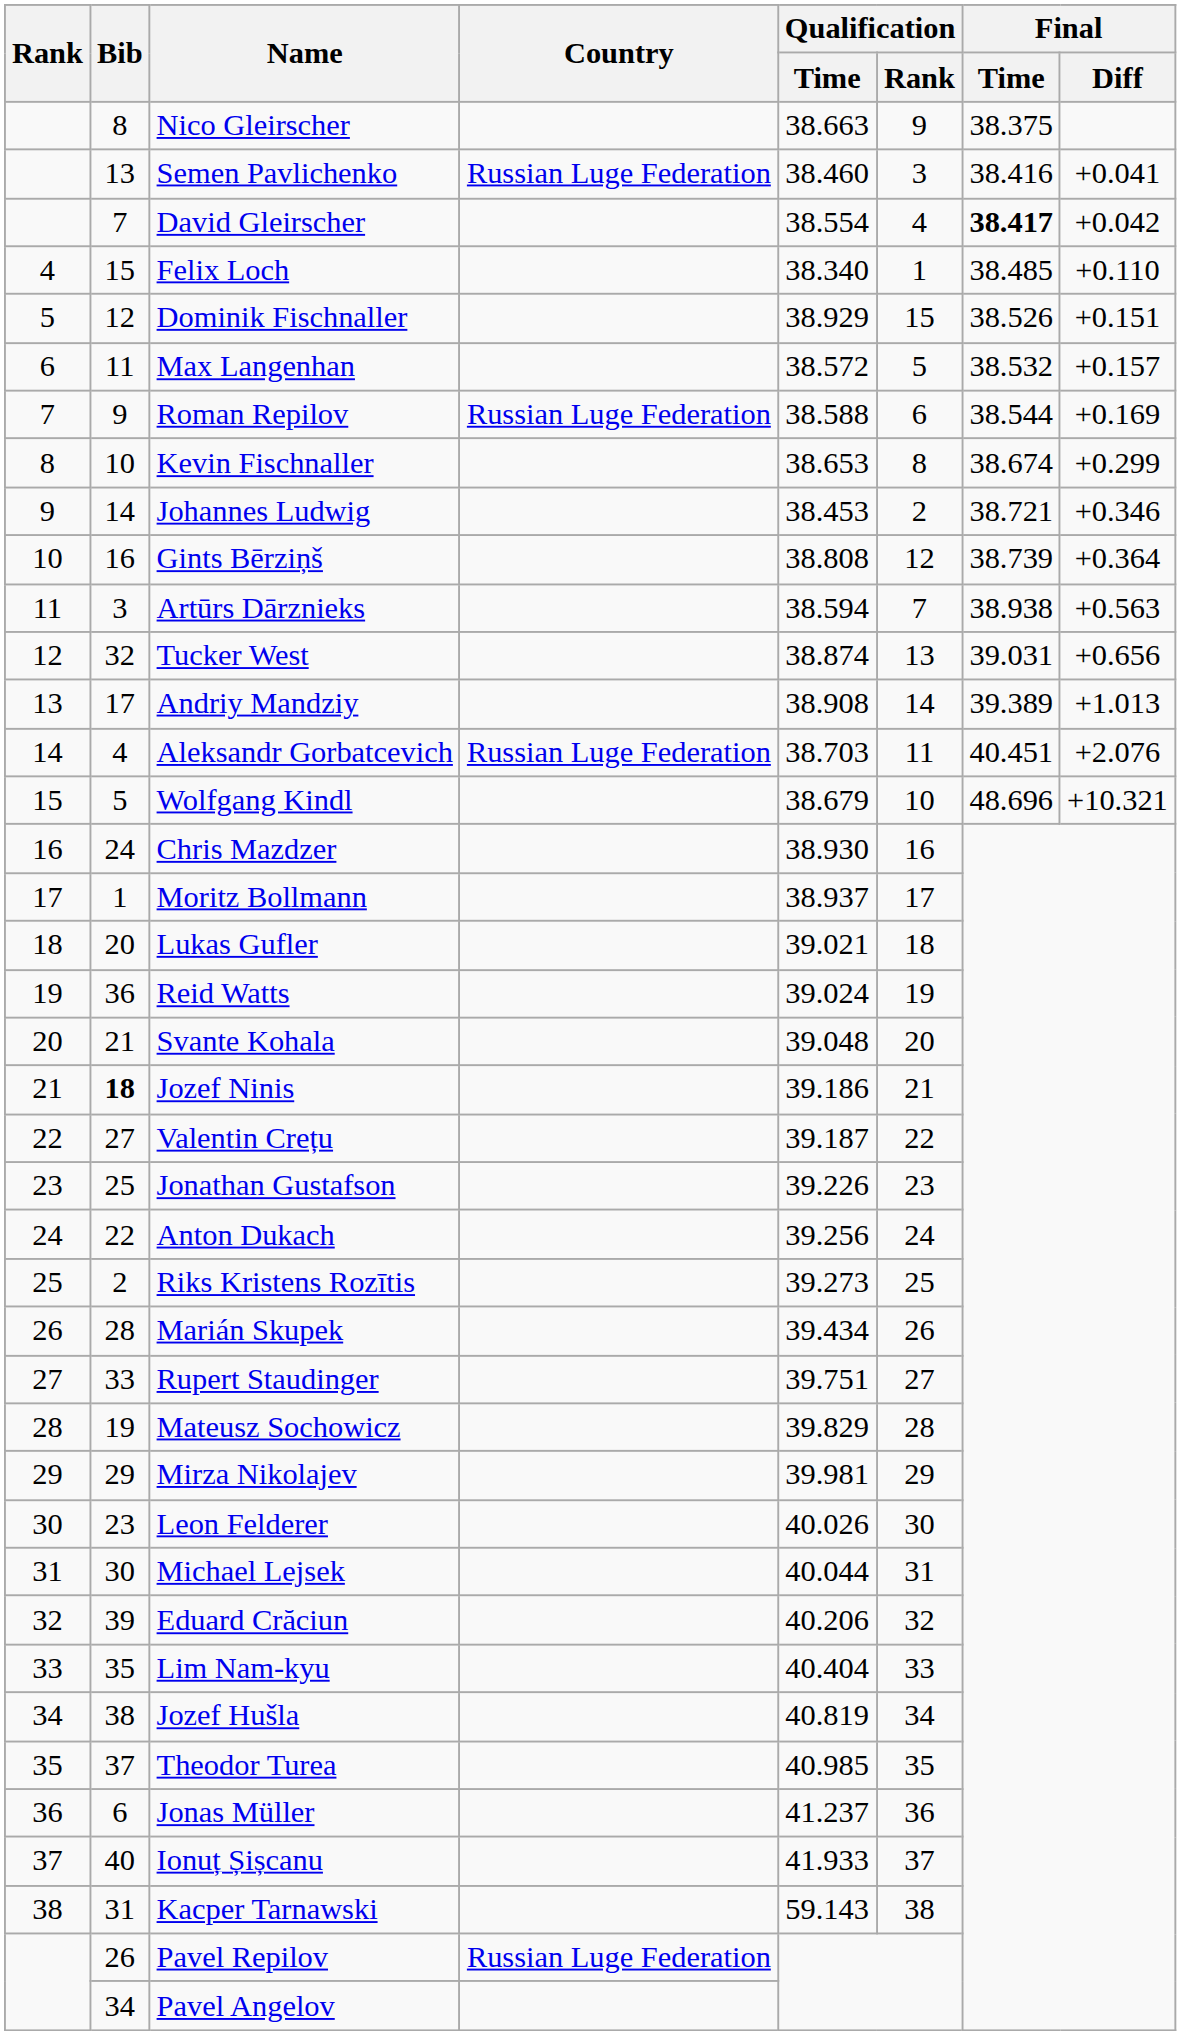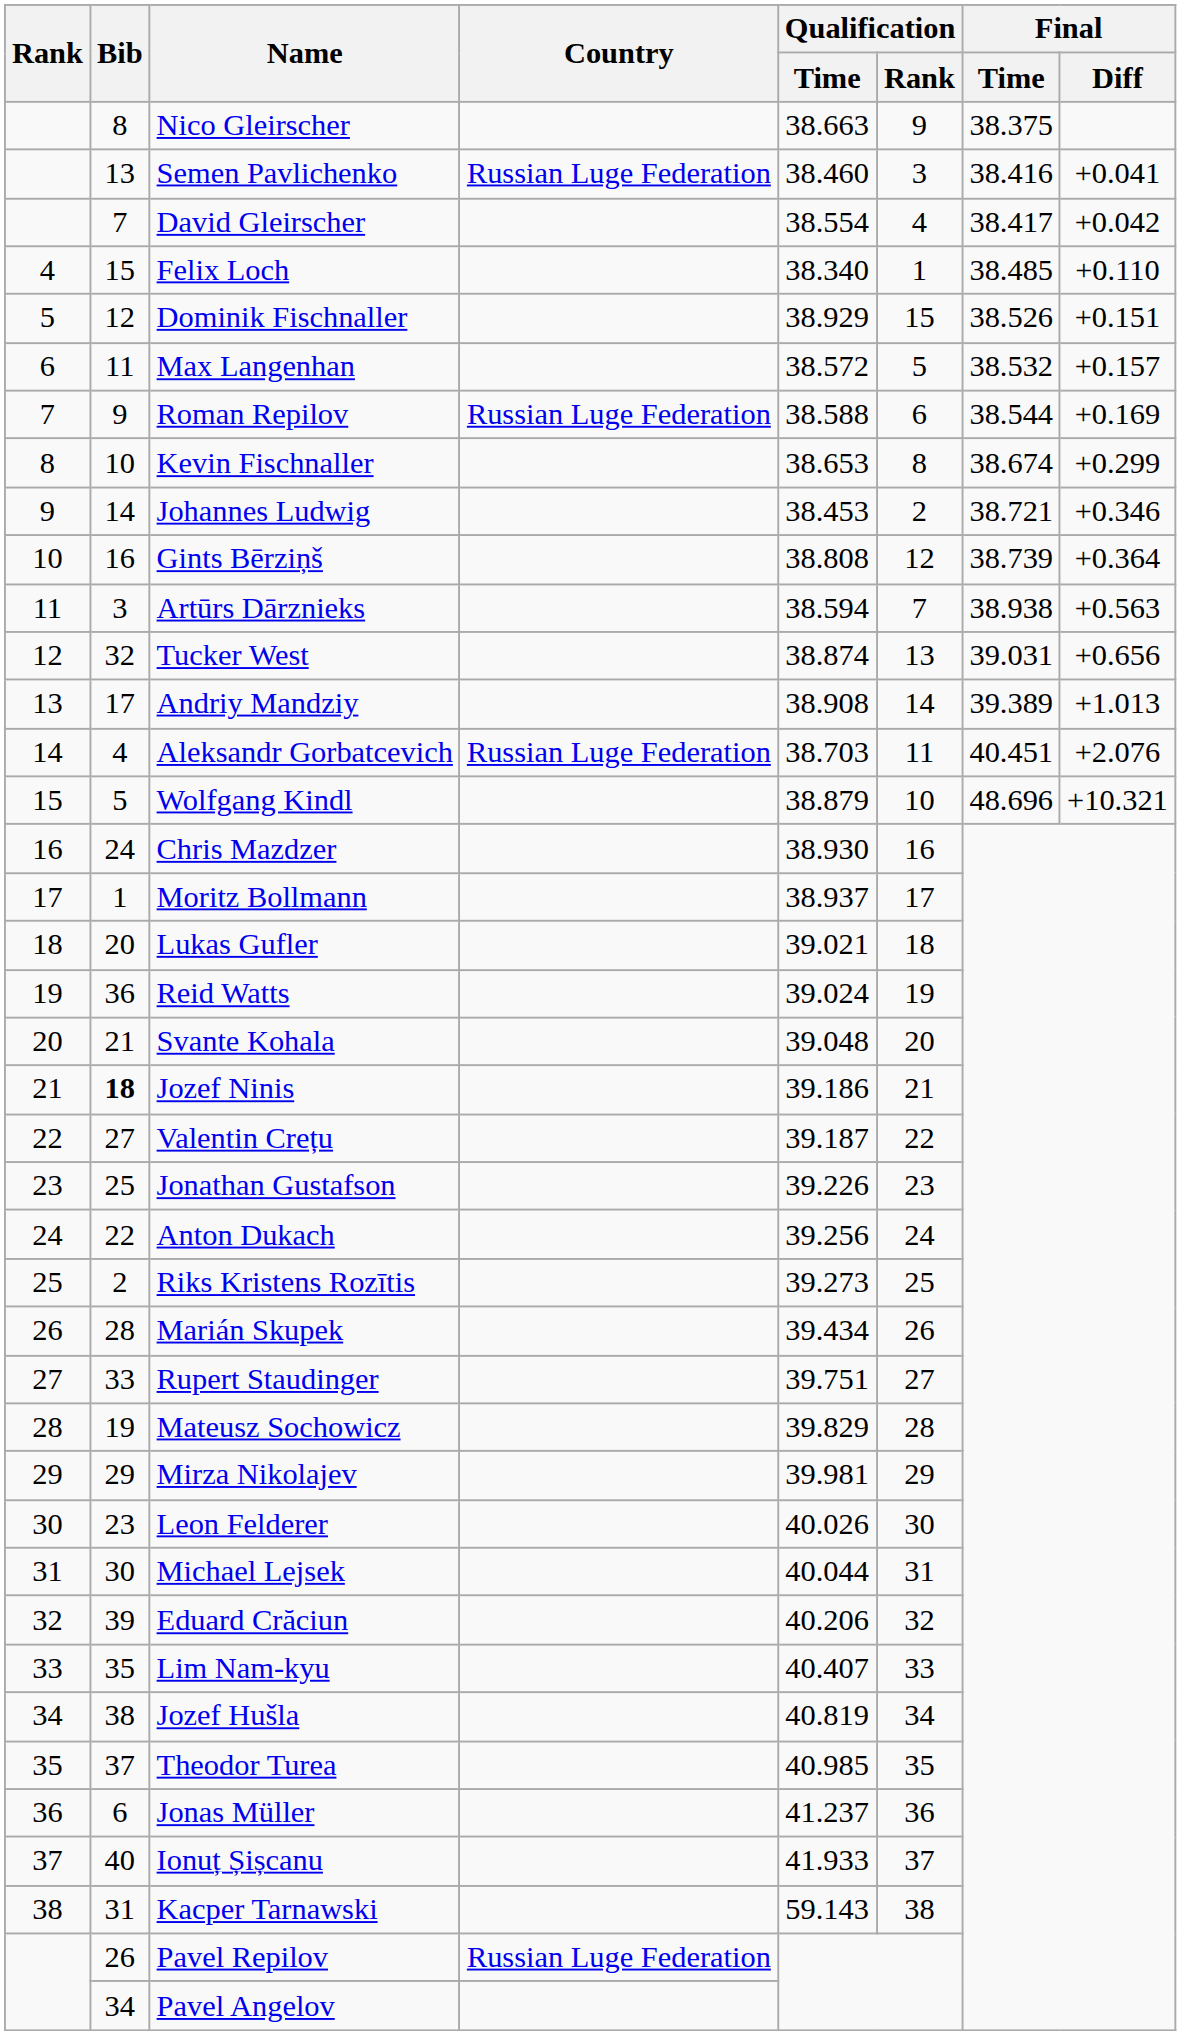(1011, 221) bold -> (1011, 221) normal
(827, 800) 38.679 -> (827, 800) 38.879
(827, 1667) 40.404 -> (827, 1667) 40.407
